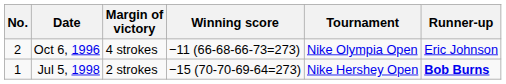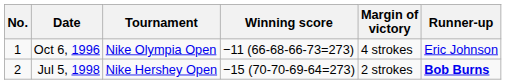columns swapped: (363, 22) <-> (134, 22)
(18, 49) 2 -> (18, 49) 1
(18, 69) 1 -> (18, 69) 2
